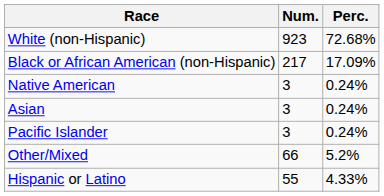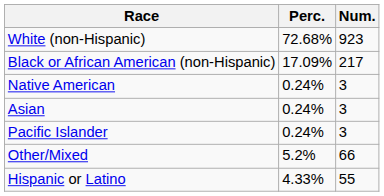columns swapped: (301, 16) <-> (351, 16)
